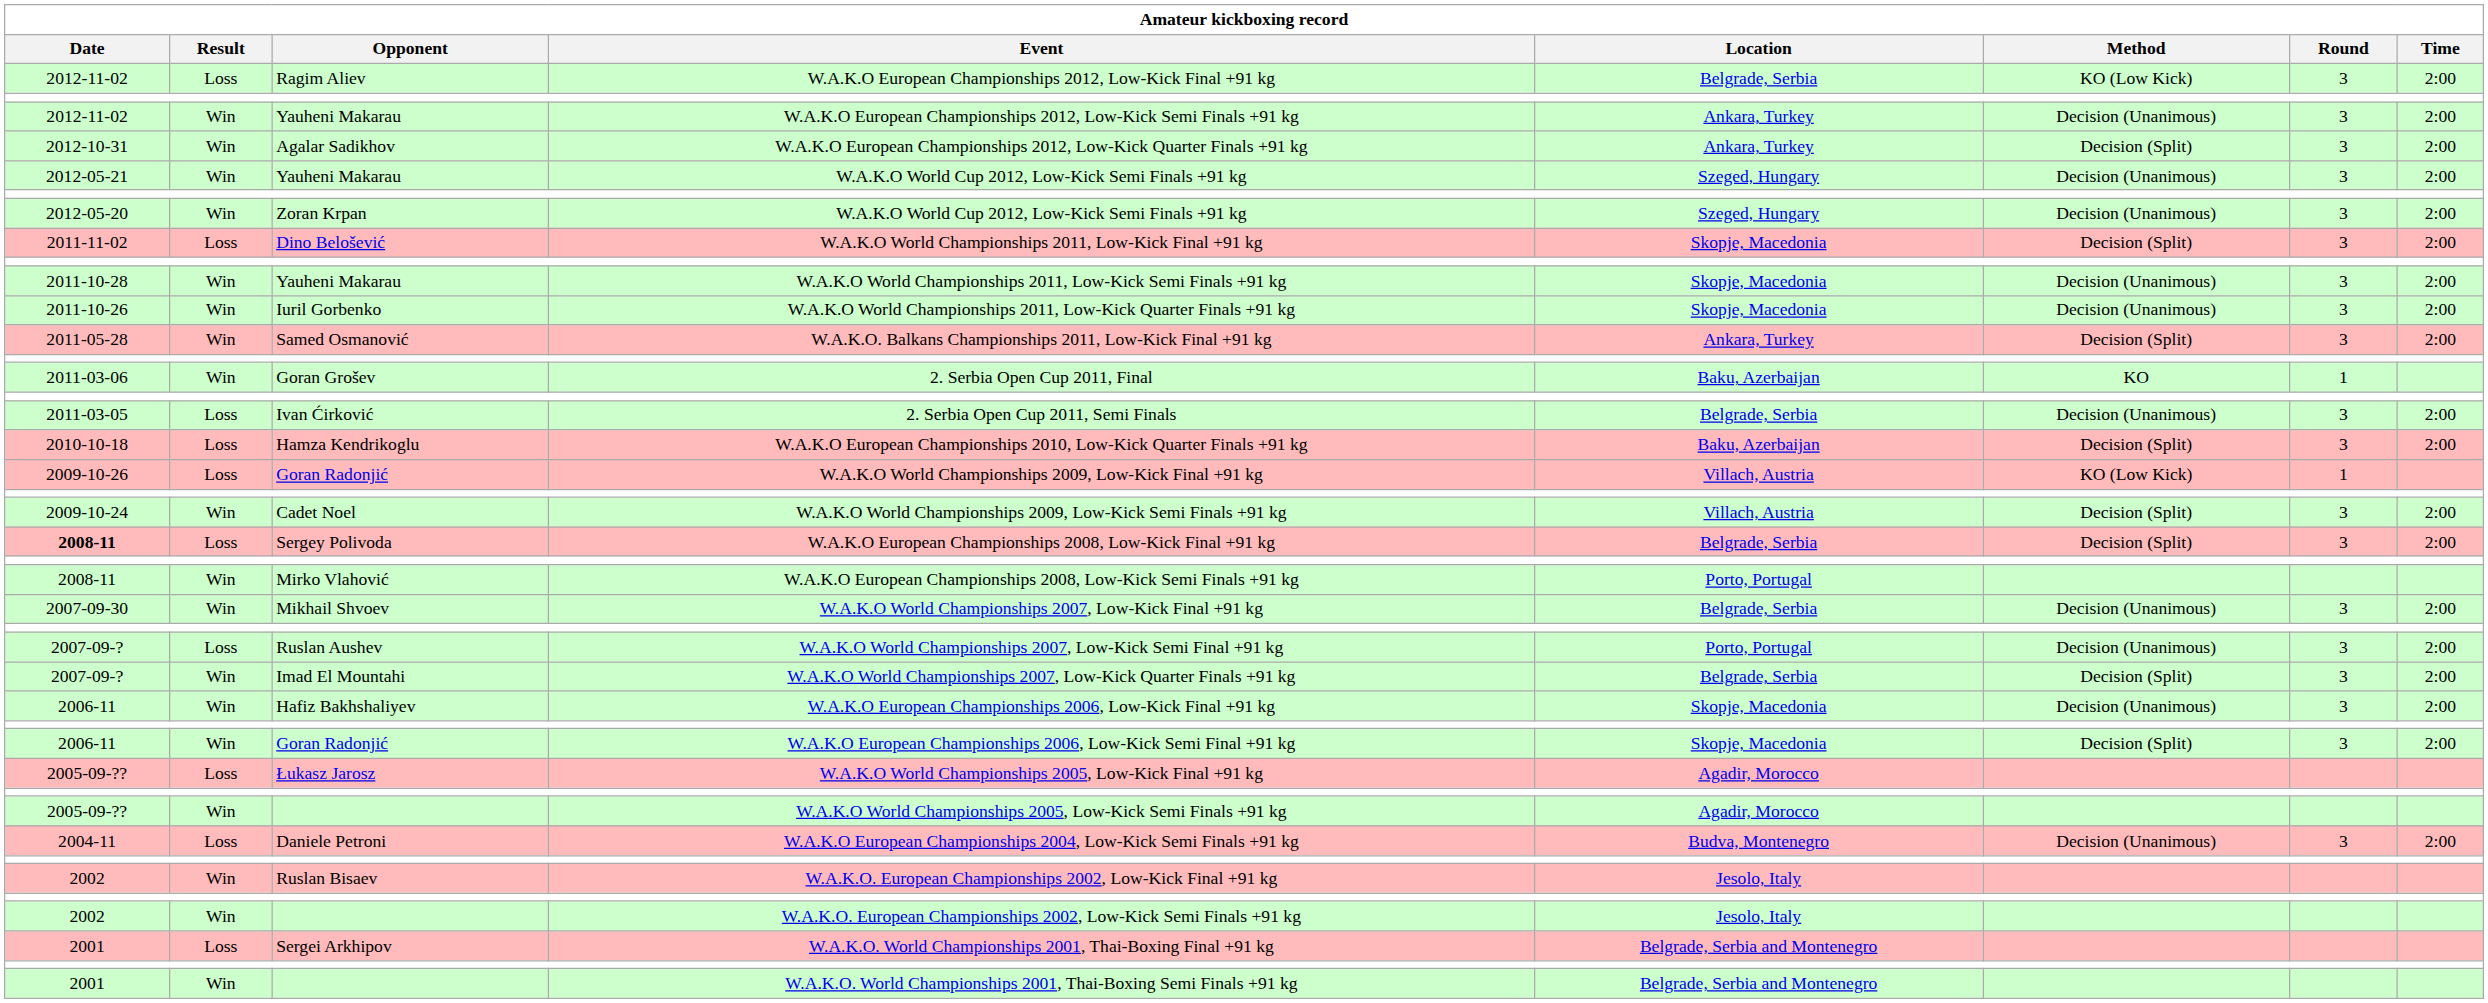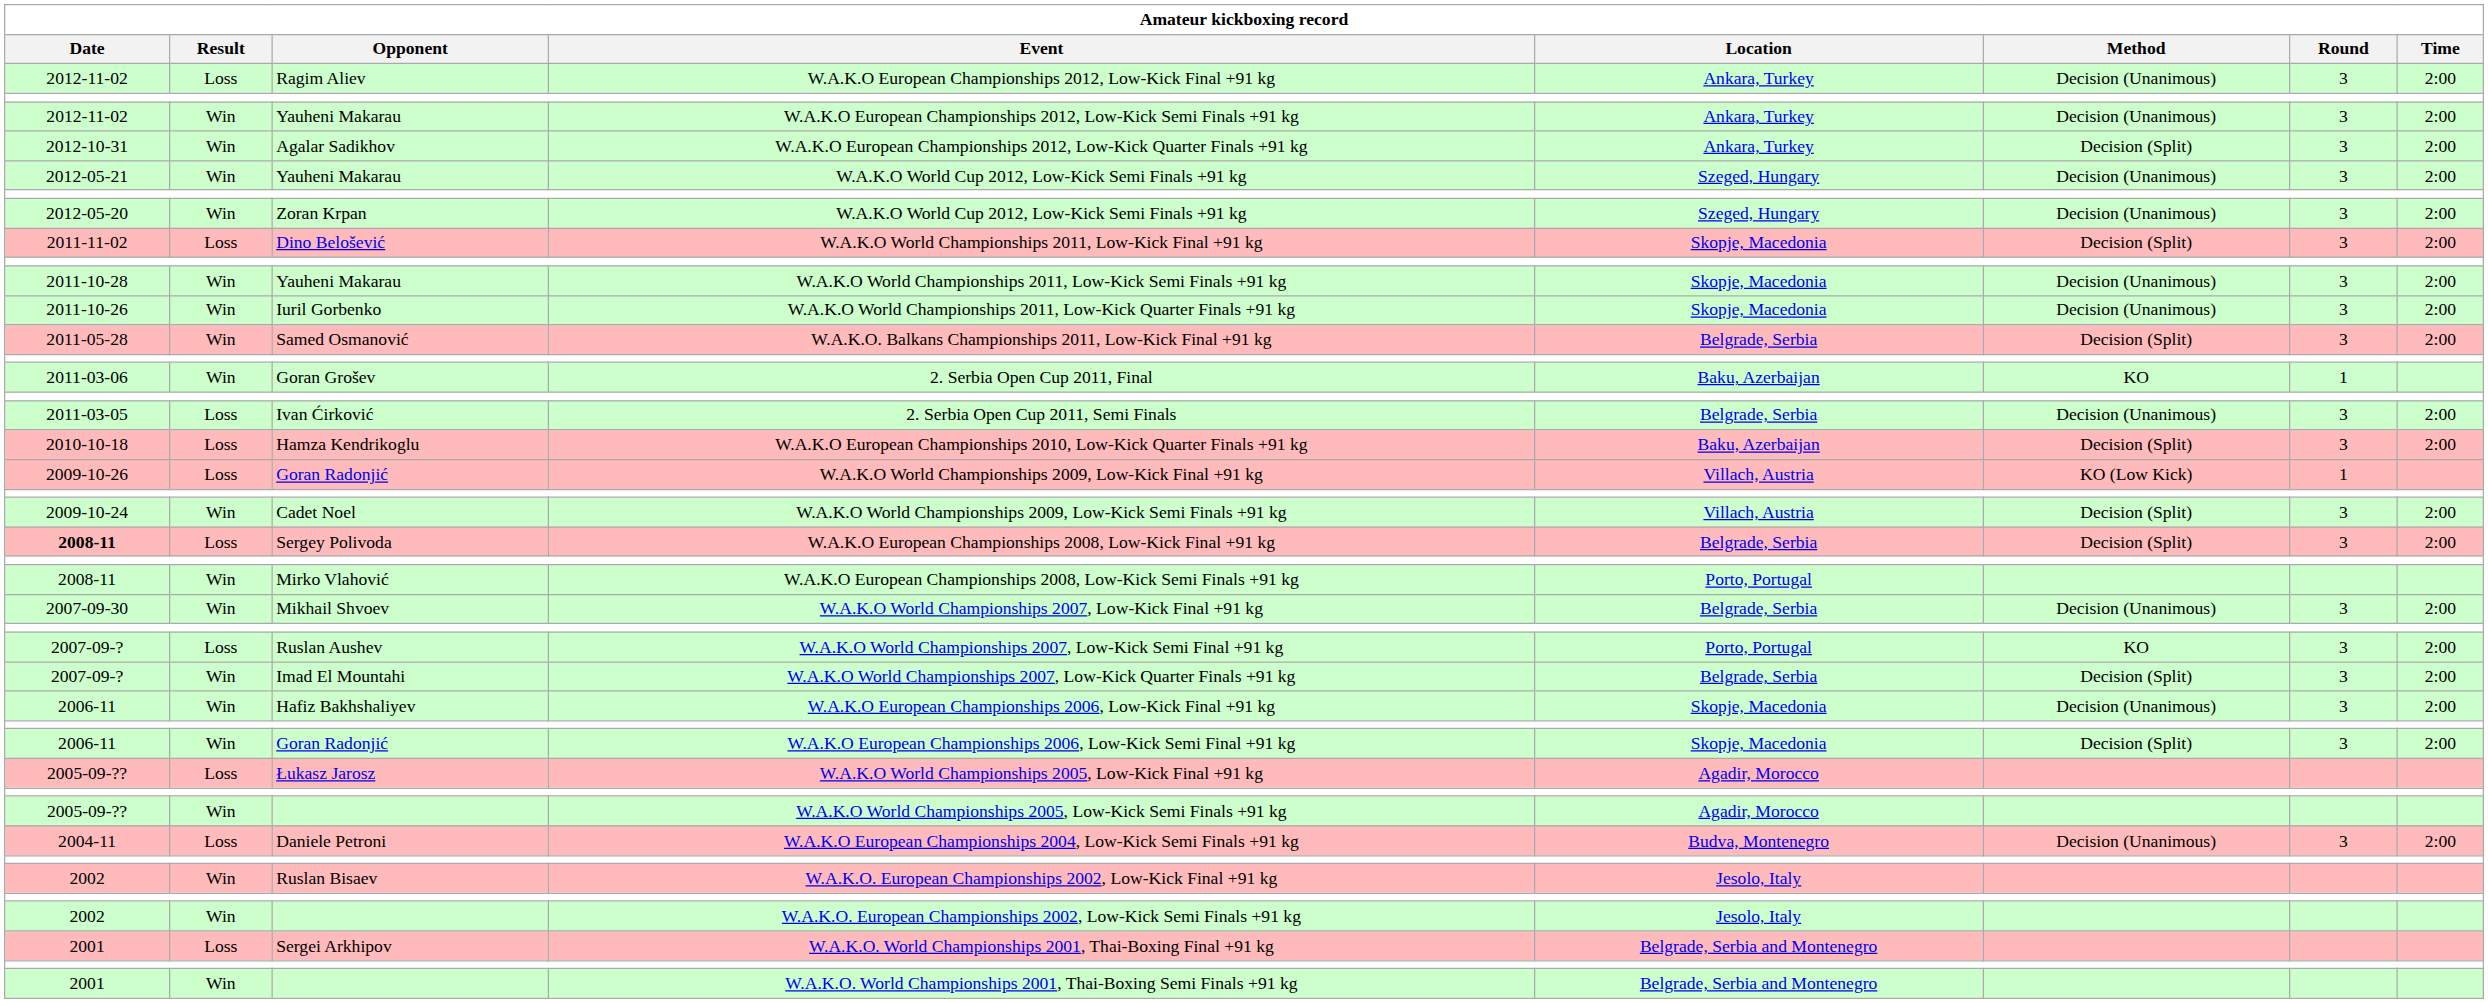(1759, 78) Belgrade, Serbia -> (1759, 78) Ankara, Turkey
(2136, 78) KO (Low Kick) -> (2136, 78) Decision (Unanimous)
(1759, 339) Ankara, Turkey -> (1759, 339) Belgrade, Serbia
(2136, 646) Decision (Unanimous) -> (2136, 646) KO
